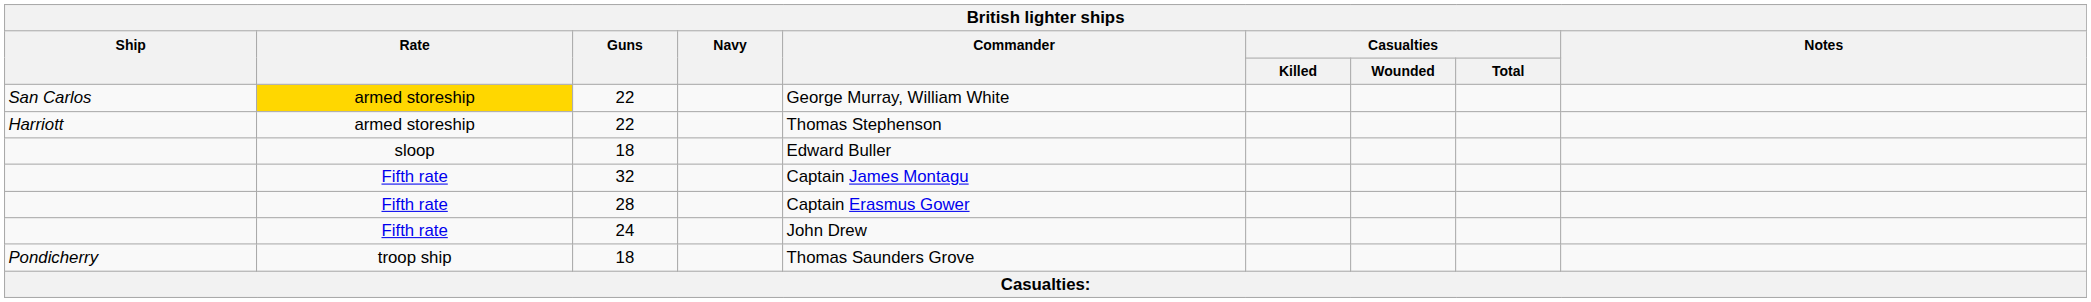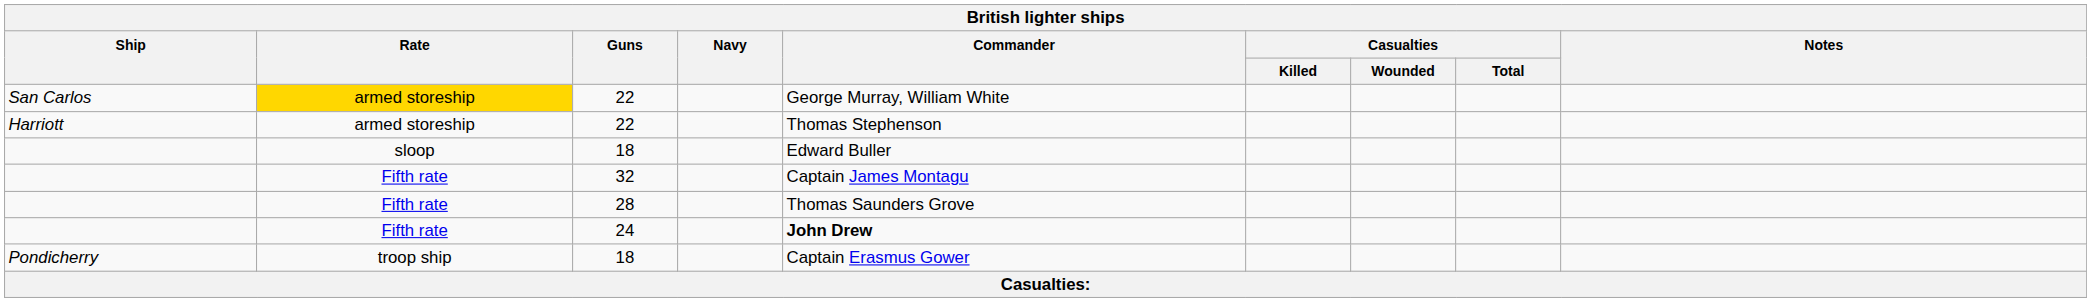(878, 204) Captain Erasmus Gower -> (880, 204) Thomas Saunders Grove
(827, 230) normal -> (829, 230) bold
(880, 257) Thomas Saunders Grove -> (878, 257) Captain Erasmus Gower
